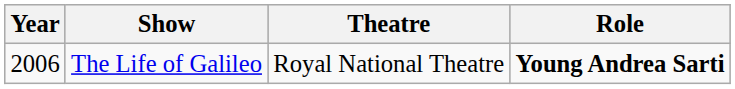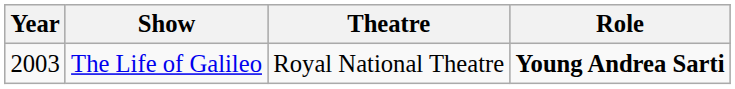(35, 63) 2006 -> (35, 63) 2003
